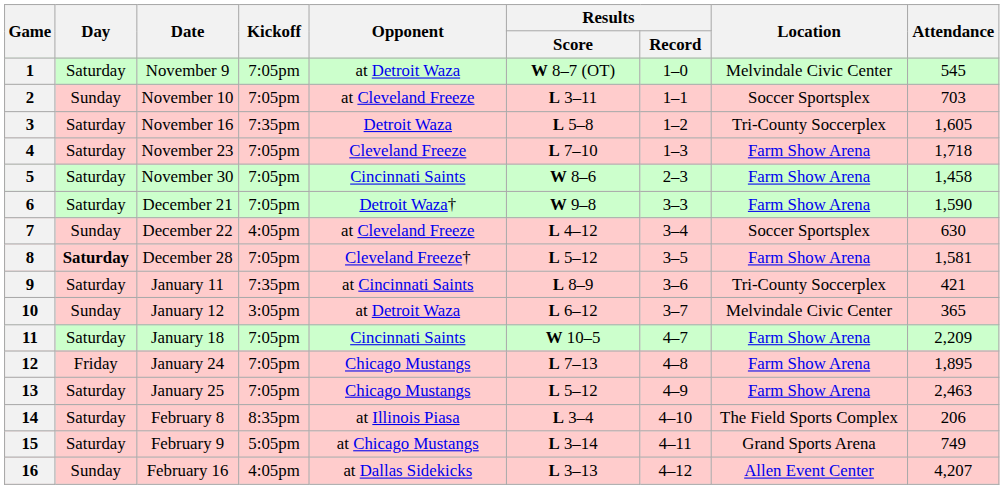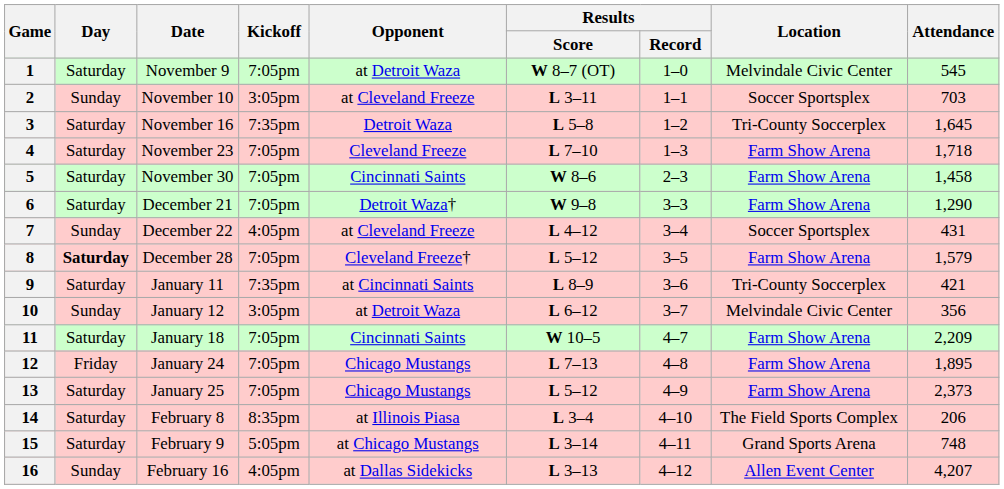(274, 97) 7:05pm -> (274, 97) 3:05pm
(953, 124) 1,605 -> (953, 124) 1,645
(953, 204) 1,590 -> (953, 204) 1,290
(953, 230) 630 -> (953, 230) 431
(953, 257) 1,581 -> (953, 257) 1,579
(953, 310) 365 -> (953, 310) 356
(953, 390) 2,463 -> (953, 390) 2,373
(953, 444) 749 -> (953, 444) 748
